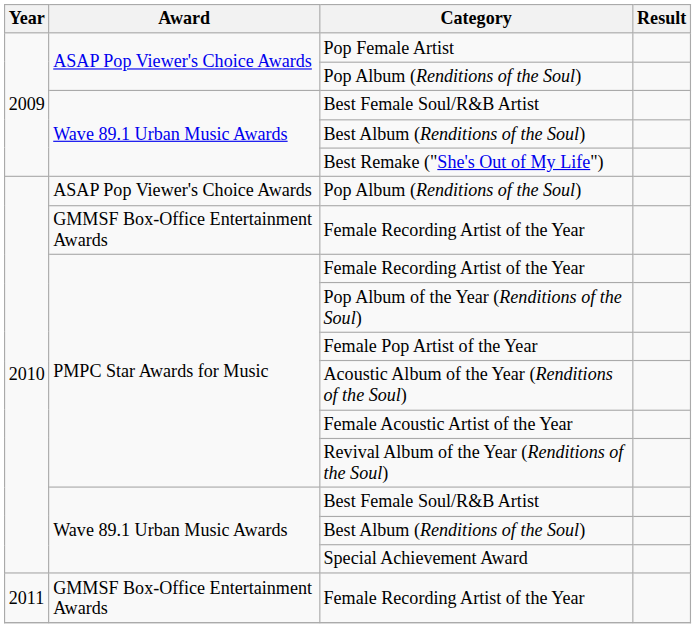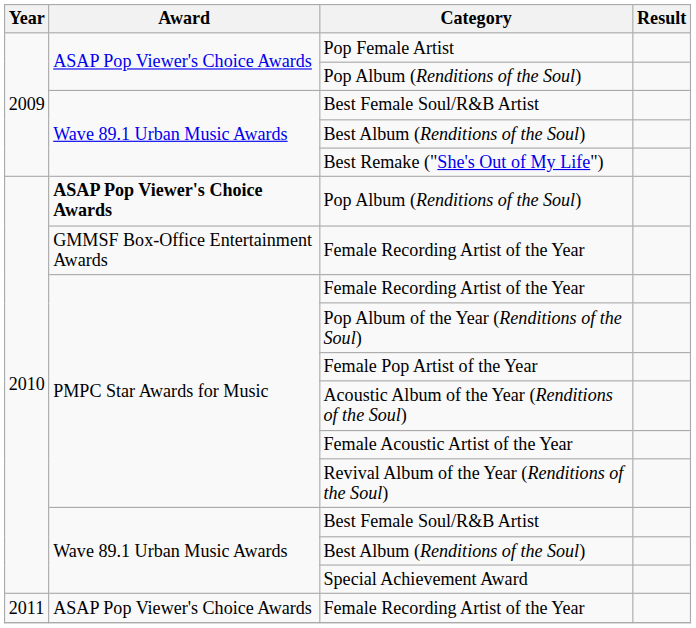(183, 190) normal -> (158, 201) bold
(183, 597) GMMSF Box-Office Entertainment Awards -> (183, 607) ASAP Pop Viewer's Choice Awards
